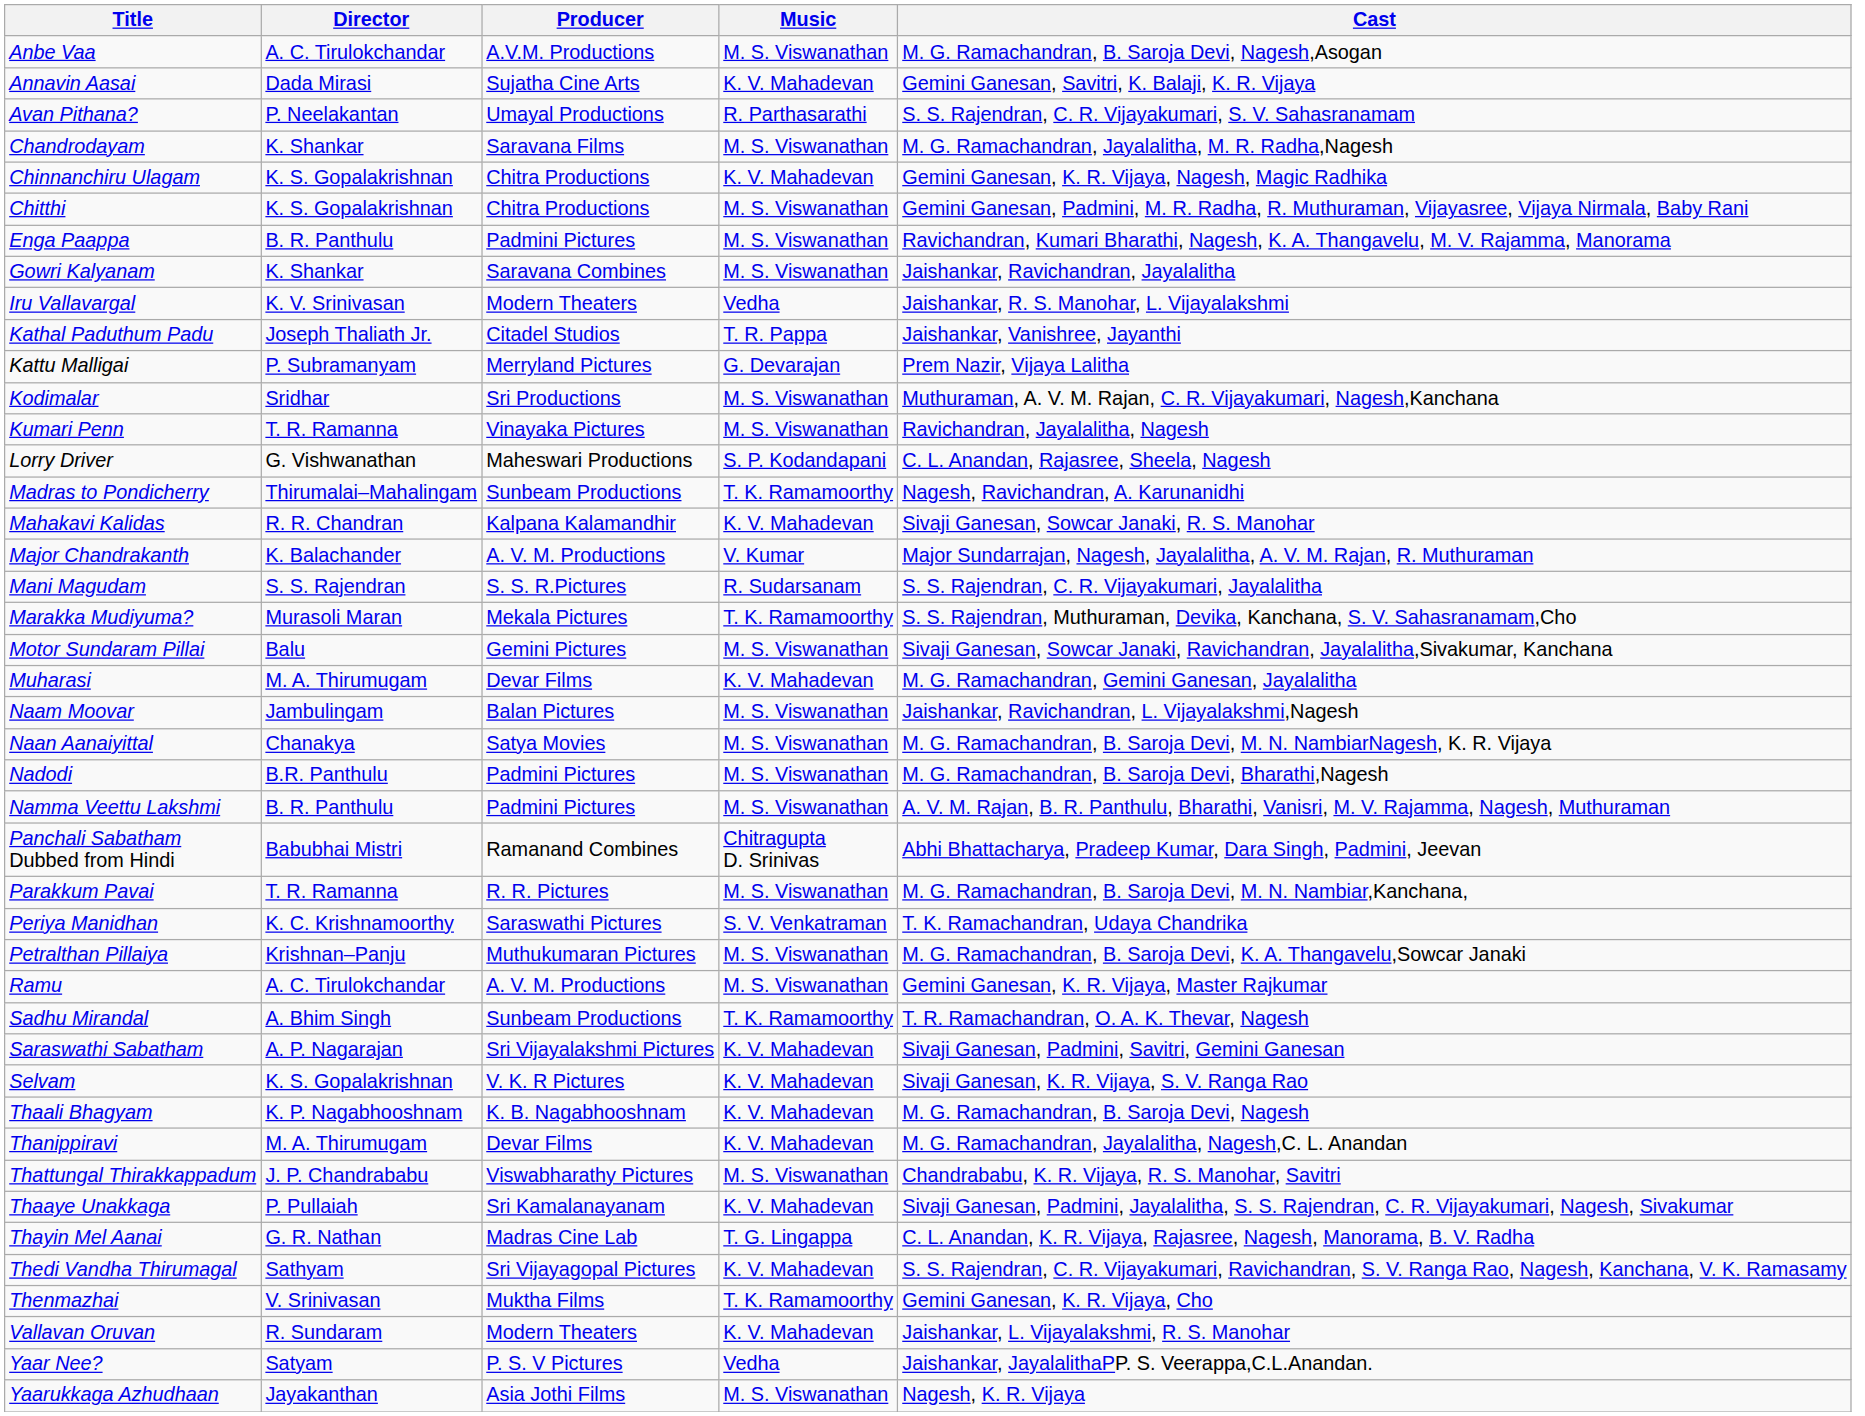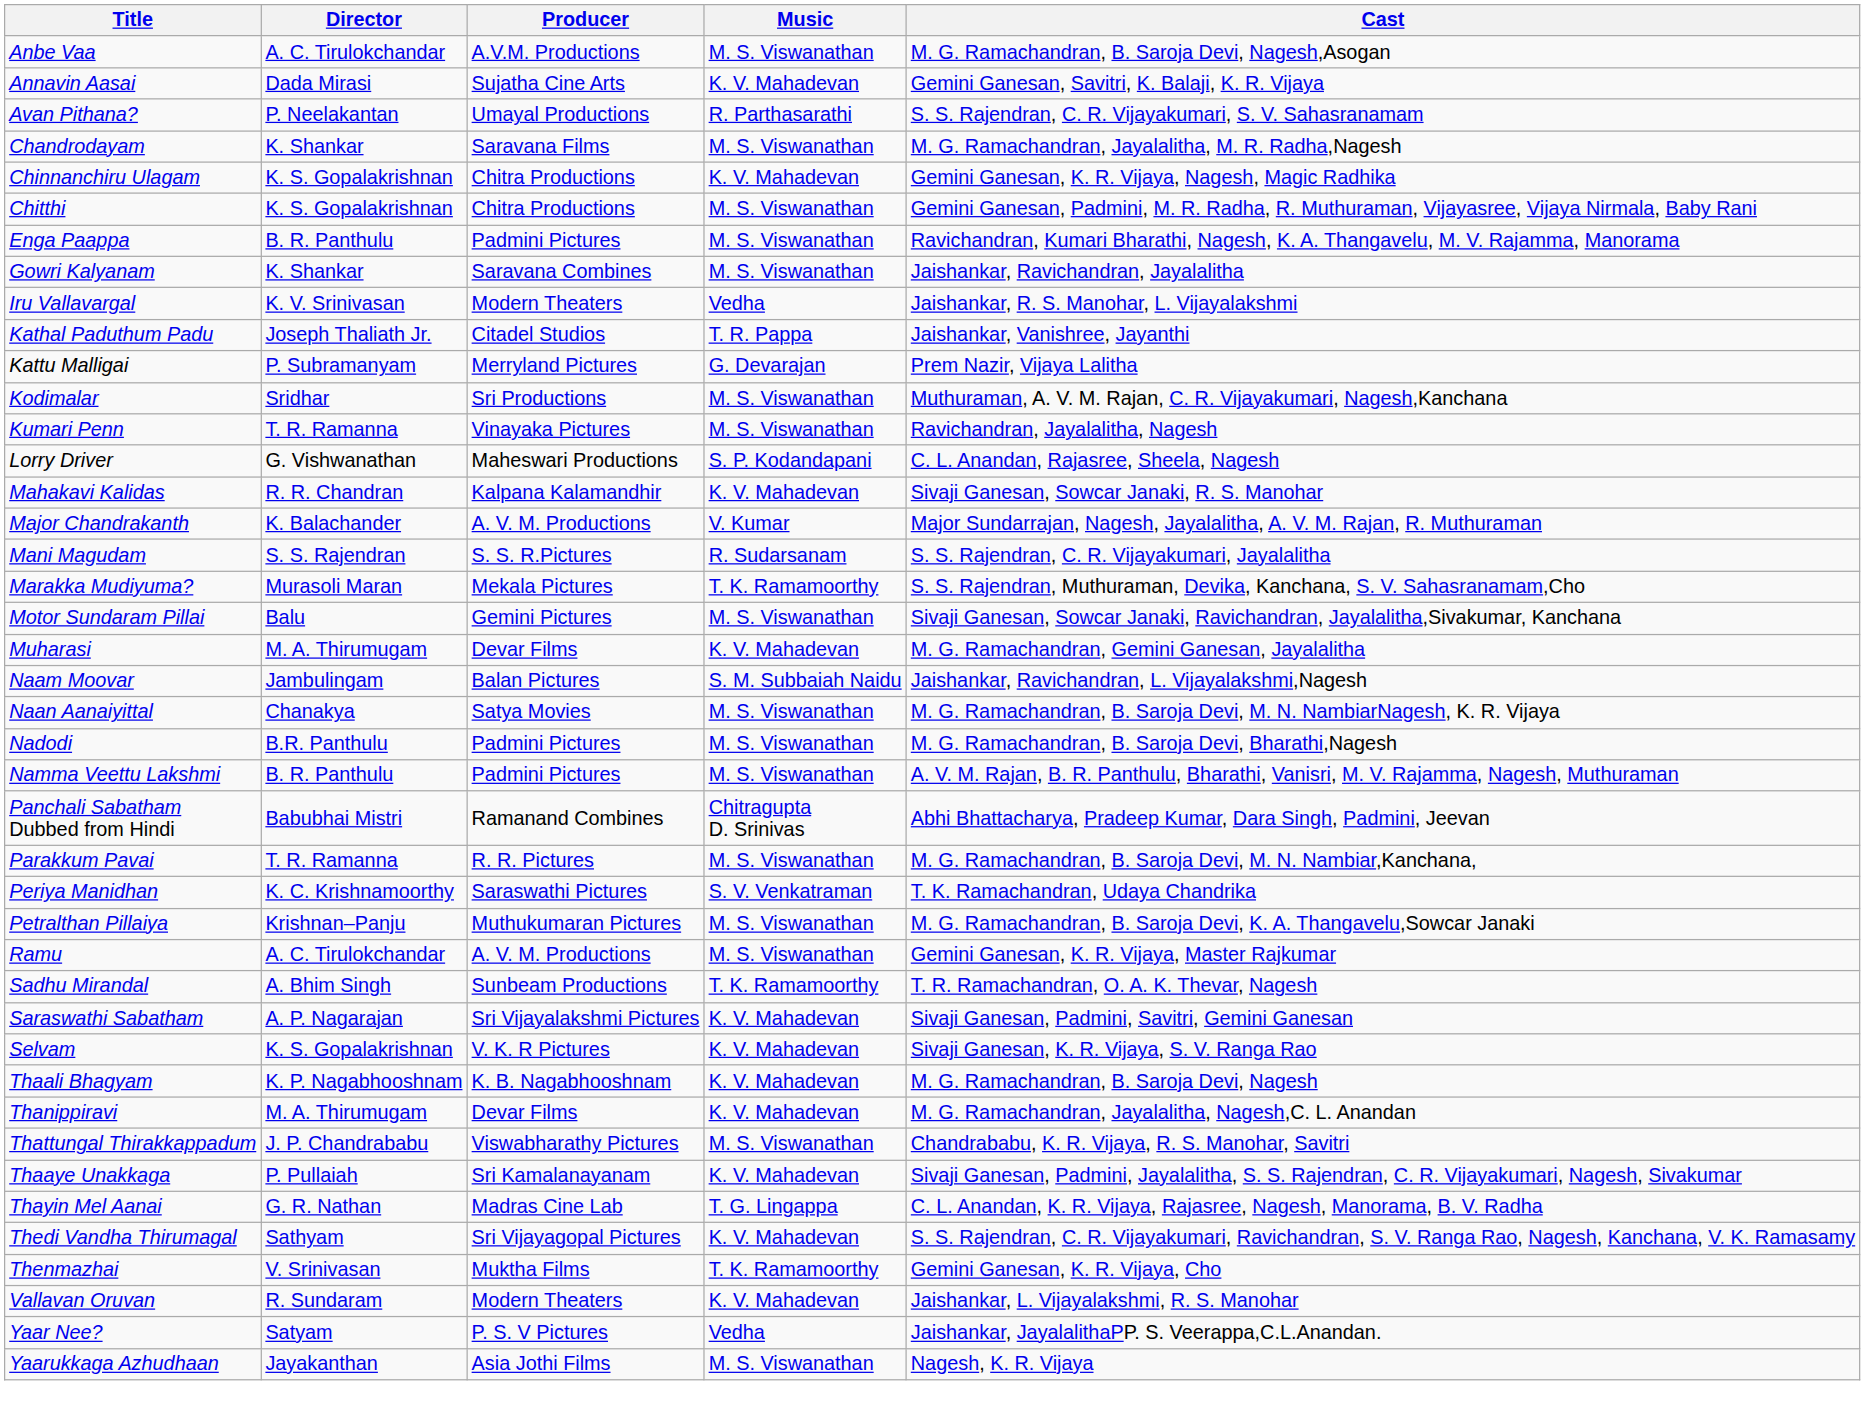- row: (109, 492)
(806, 712) M. S. Viswanathan -> (805, 680) S. M. Subbaiah Naidu
